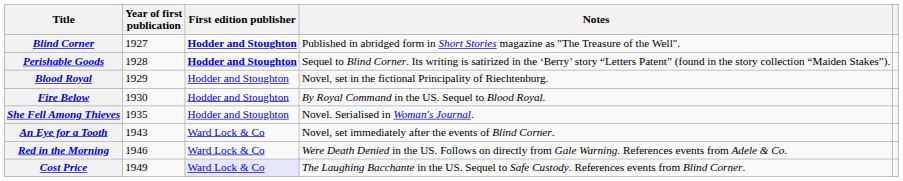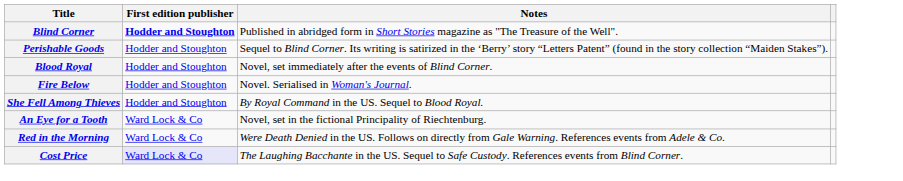- column: (154, 19)
(242, 61) bold -> (176, 48) normal
(425, 79) Novel, set in the fictional Principality of Riechtenburg. -> (366, 66) Novel, set immediately after the events of Blind Corner.
(424, 97) By Royal Command in the US. Sequel to Blood Royal. -> (326, 84) Novel. Serialised in Woman's Journal.
(388, 114) Novel. Serialised in Woman's Journal. -> (362, 102) By Royal Command in the US. Sequel to Blood Royal.
(428, 132) Novel, set immediately after the events of Blind Corner. -> (363, 119) Novel, set in the fictional Principality of Riechtenburg.
